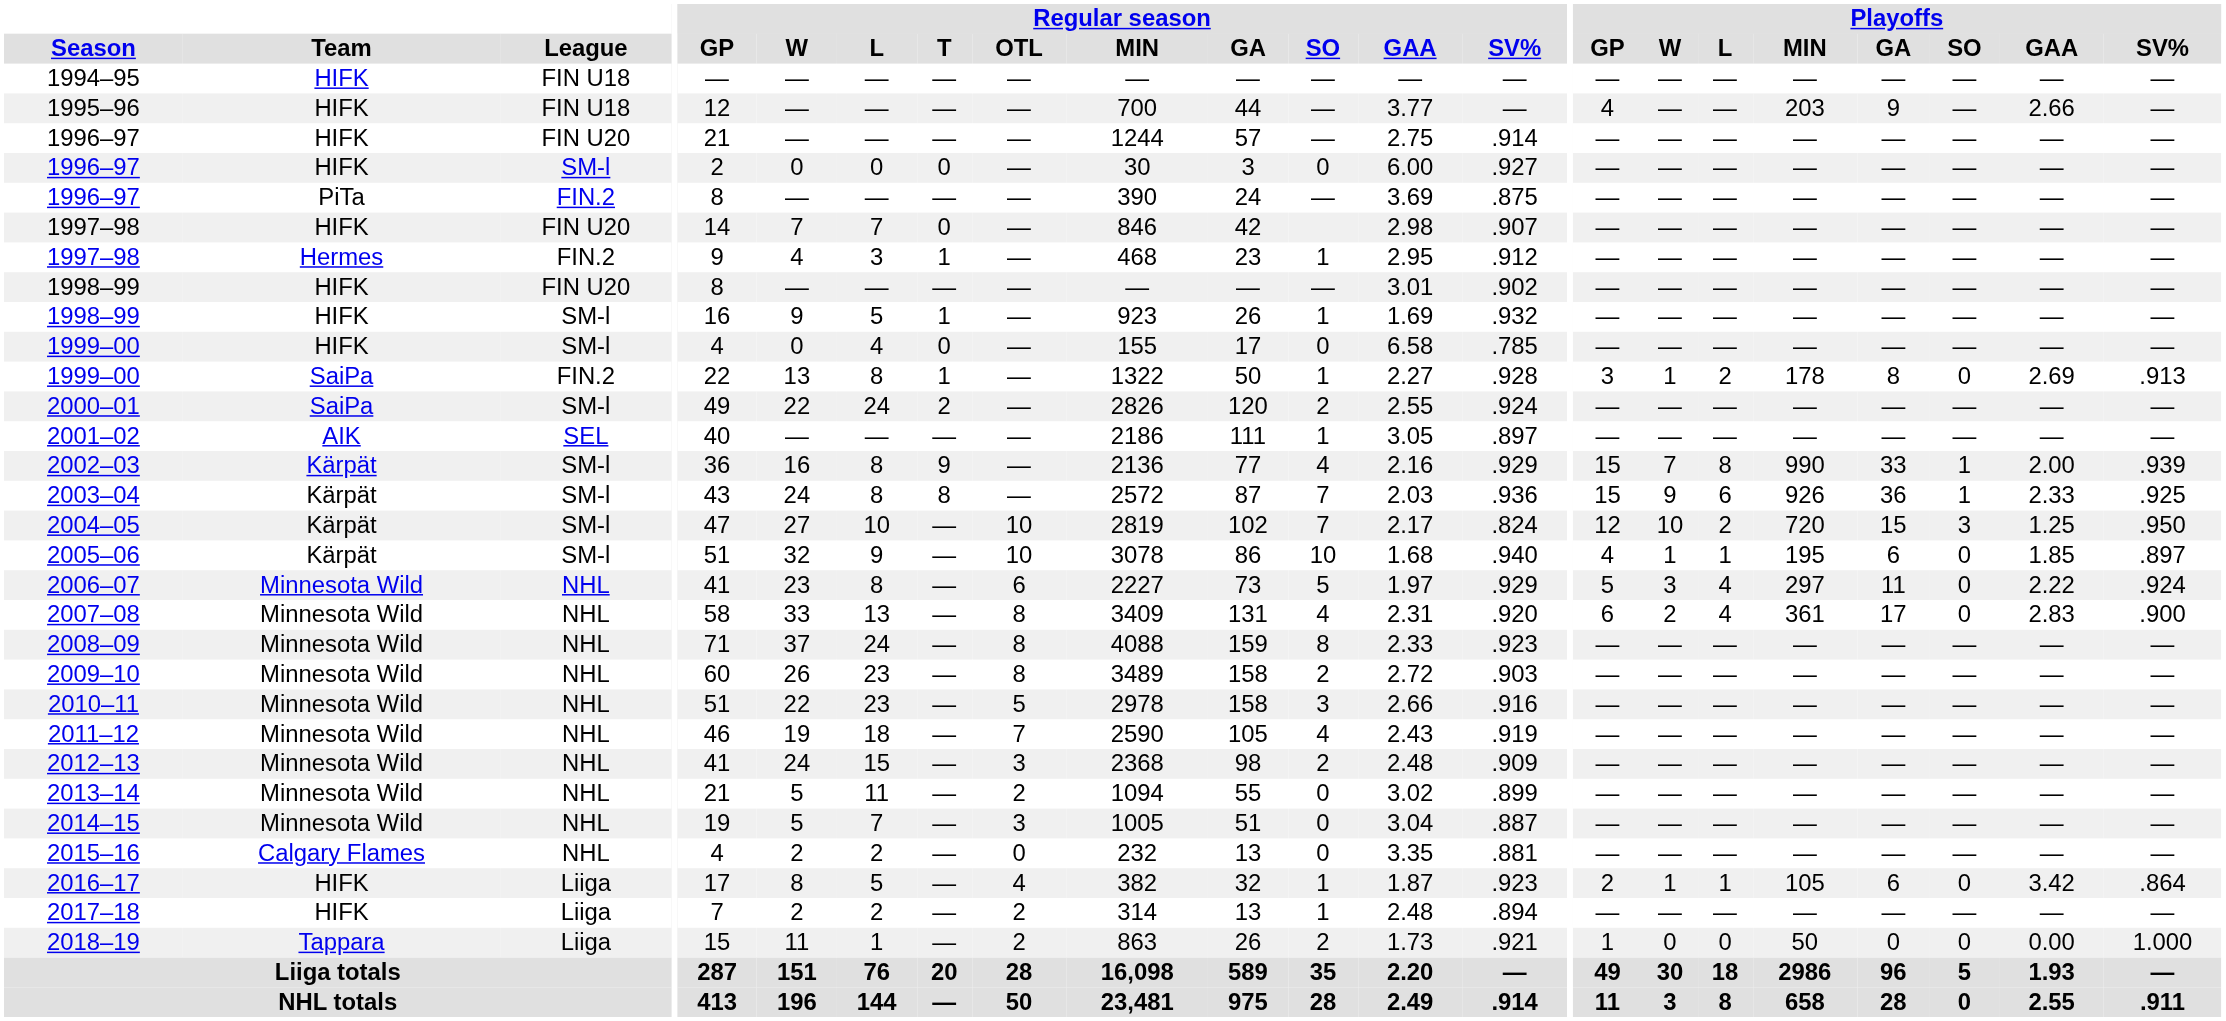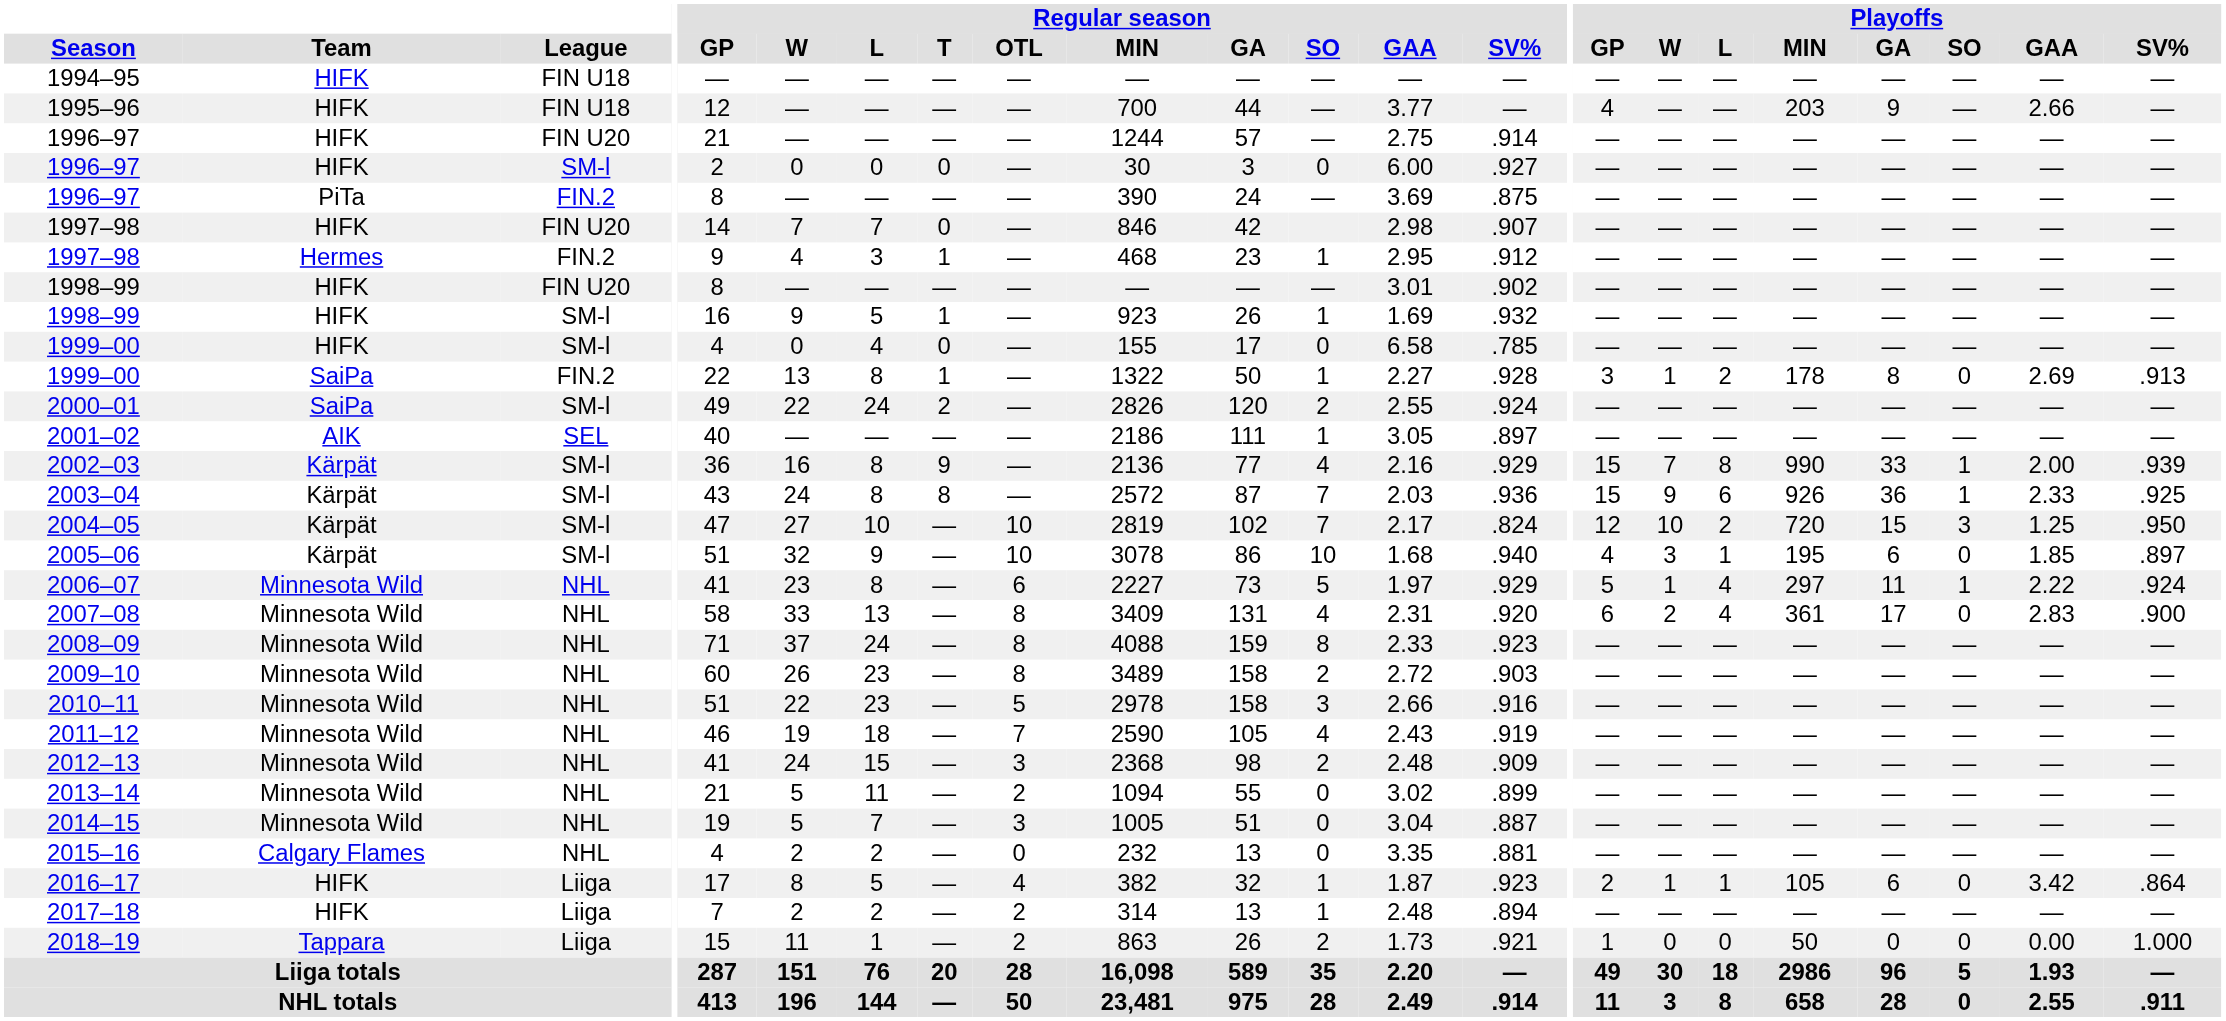(1670, 555) 1 -> (1670, 555) 3
(1670, 584) 3 -> (1670, 584) 1
(1964, 584) 0 -> (1964, 584) 1
